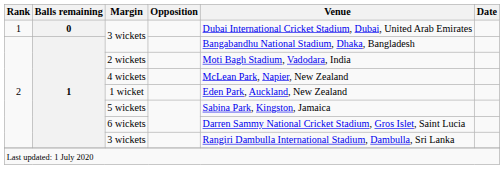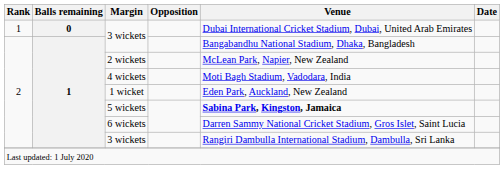(277, 60) Moti Bagh Stadium, Vadodara, India -> (275, 60) McLean Park, Napier, New Zealand
(275, 76) McLean Park, Napier, New Zealand -> (277, 76) Moti Bagh Stadium, Vadodara, India
(267, 108) normal -> (272, 108) bold
